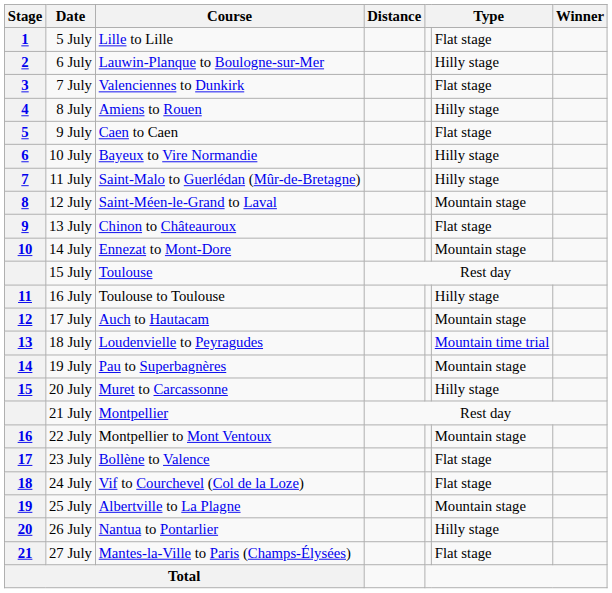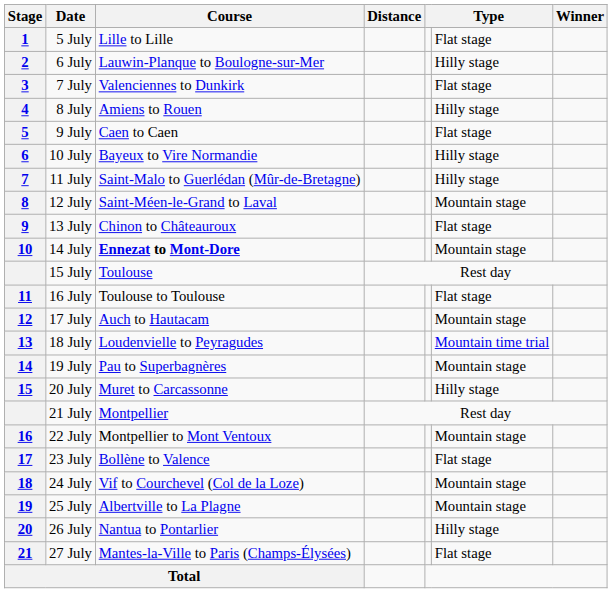(165, 249) normal -> (169, 249) bold
(467, 296) Hilly stage -> (463, 296) Flat stage
(463, 483) Flat stage -> (480, 483) Mountain stage
